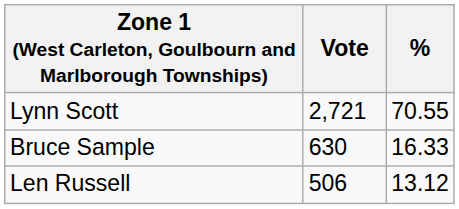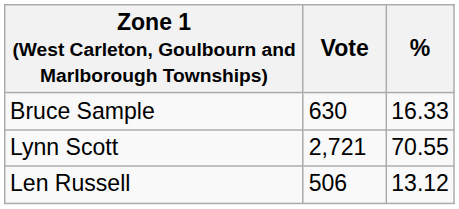rows swapped: (64, 111) <-> (82, 147)
